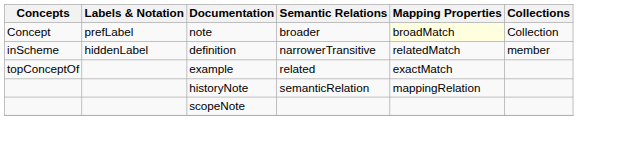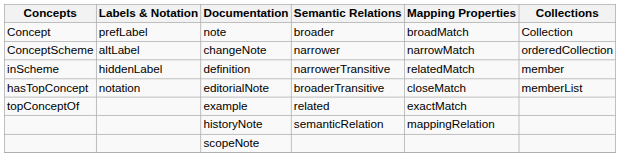(424, 32) lightyellow background -> (438, 32) no background
+ row: (235, 50)
+ row: (236, 87)
